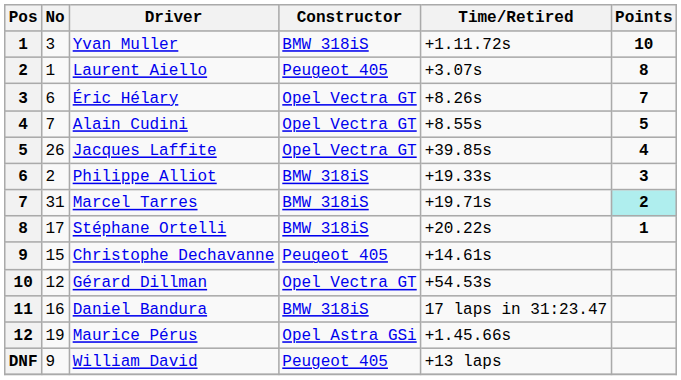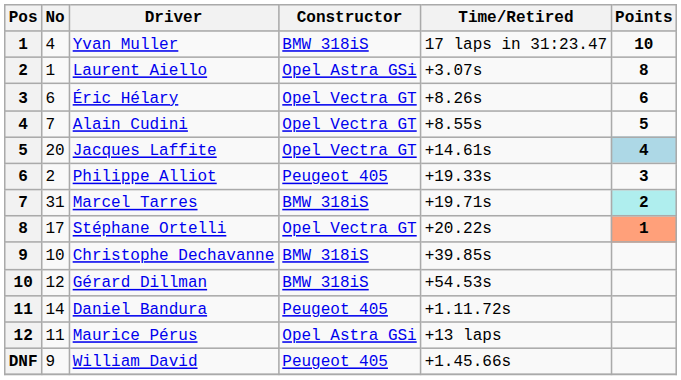(50, 45) 3 -> (50, 45) 4
(468, 45) +1.11.72s -> (516, 45) 17 laps in 31:23.47
(335, 71) Peugeot 405 -> (350, 71) Opel Astra GSi
(644, 98) 7 -> (644, 98) 6
(55, 150) 26 -> (55, 150) 20
(458, 150) +39.85s -> (458, 150) +14.61s
(644, 150) no background -> (644, 150) lightblue background
(325, 177) BMW 318iS -> (335, 177) Peugeot 405
(325, 230) BMW 318iS -> (350, 230) Opel Vectra GT
(644, 230) no background -> (644, 230) lightsalmon background
(55, 256) 15 -> (55, 256) 10
(335, 256) Peugeot 405 -> (325, 256) BMW 318iS
(458, 256) +14.61s -> (458, 256) +39.85s
(350, 283) Opel Vectra GT -> (325, 283) BMW 318iS
(55, 309) 16 -> (55, 309) 14
(325, 309) BMW 318iS -> (335, 309) Peugeot 405
(516, 309) 17 laps in 31:23.47 -> (468, 309) +1.11.72s
(55, 335) 19 -> (55, 335) 11
(468, 335) +1.45.66s -> (463, 335) +13 laps
(463, 362) +13 laps -> (468, 362) +1.45.66s
